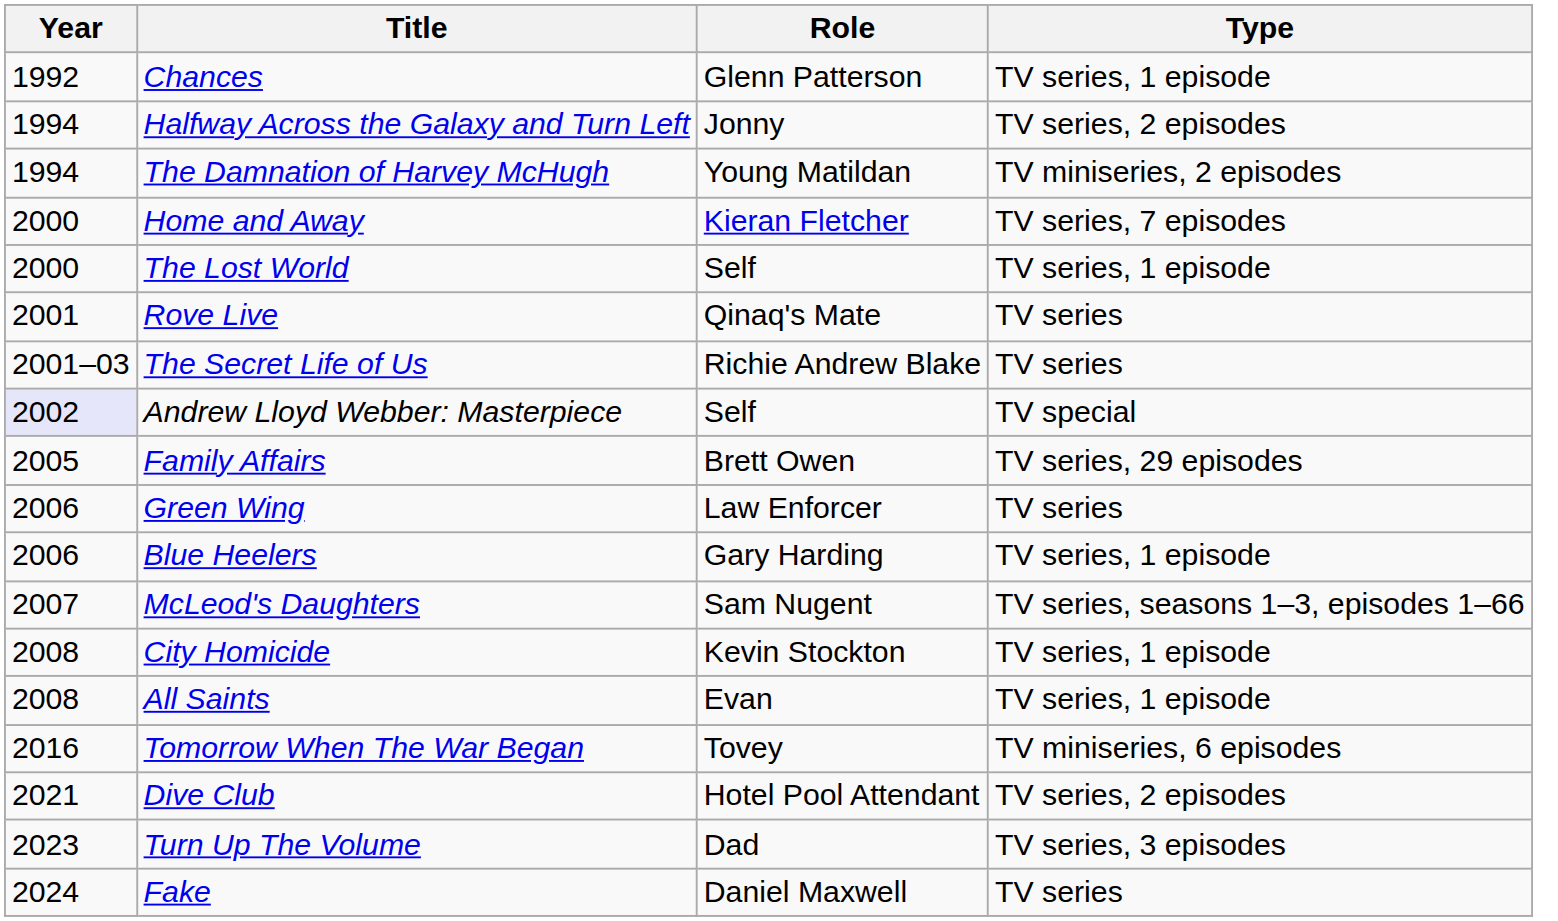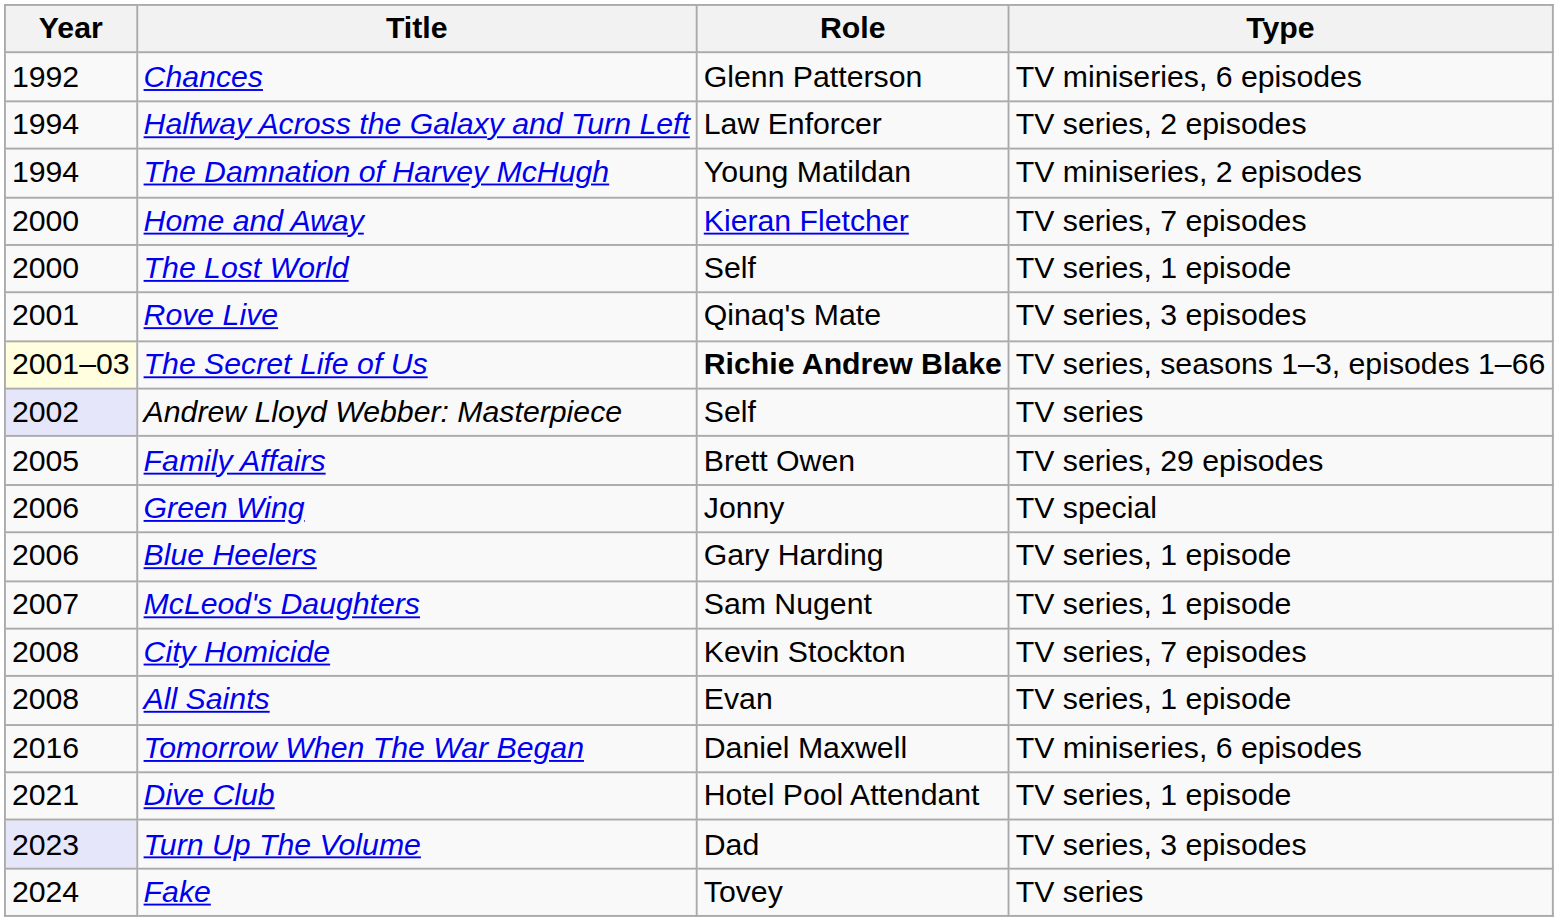(1133, 76) TV series, 1 episode -> (1189, 76) TV miniseries, 6 episodes
(744, 124) Jonny -> (793, 124) Law Enforcer
(1059, 316) TV series -> (1161, 316) TV series, 3 episodes
(71, 364) no background -> (71, 364) lightyellow background
(842, 364) normal -> (853, 364) bold
(1059, 364) TV series -> (1281, 364) TV series, seasons 1–3, episodes 1–66
(1066, 412) TV special -> (1080, 412) TV series
(793, 508) Law Enforcer -> (744, 508) Jonny
(1059, 508) TV series -> (1086, 508) TV special
(1260, 603) TV series, seasons 1–3, episodes 1–66 -> (1154, 603) TV series, 1 episode
(1133, 651) TV series, 1 episode -> (1161, 651) TV series, 7 episodes
(743, 747) Tovey -> (805, 747) Daniel Maxwell
(1140, 795) TV series, 2 episodes -> (1154, 795) TV series, 1 episode
(46, 843) no background -> (46, 843) lavender background
(805, 891) Daniel Maxwell -> (743, 891) Tovey
